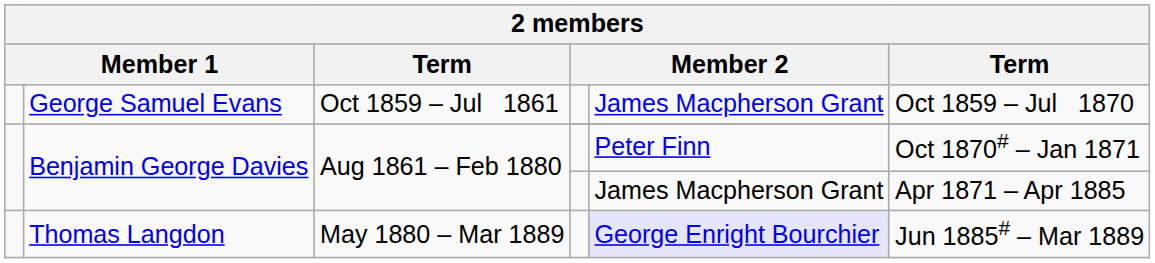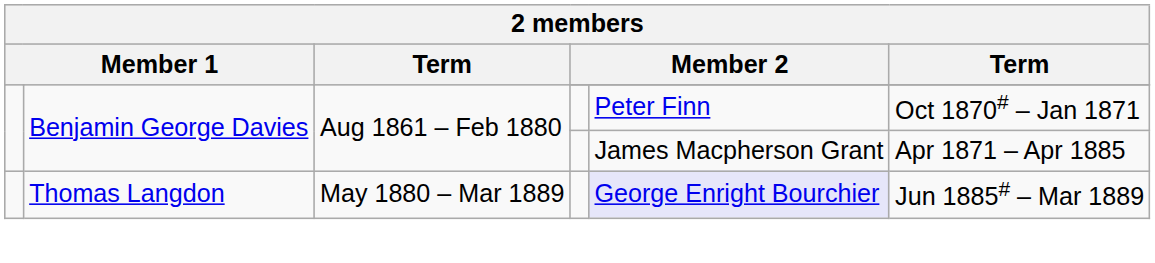- row: (156, 104)
